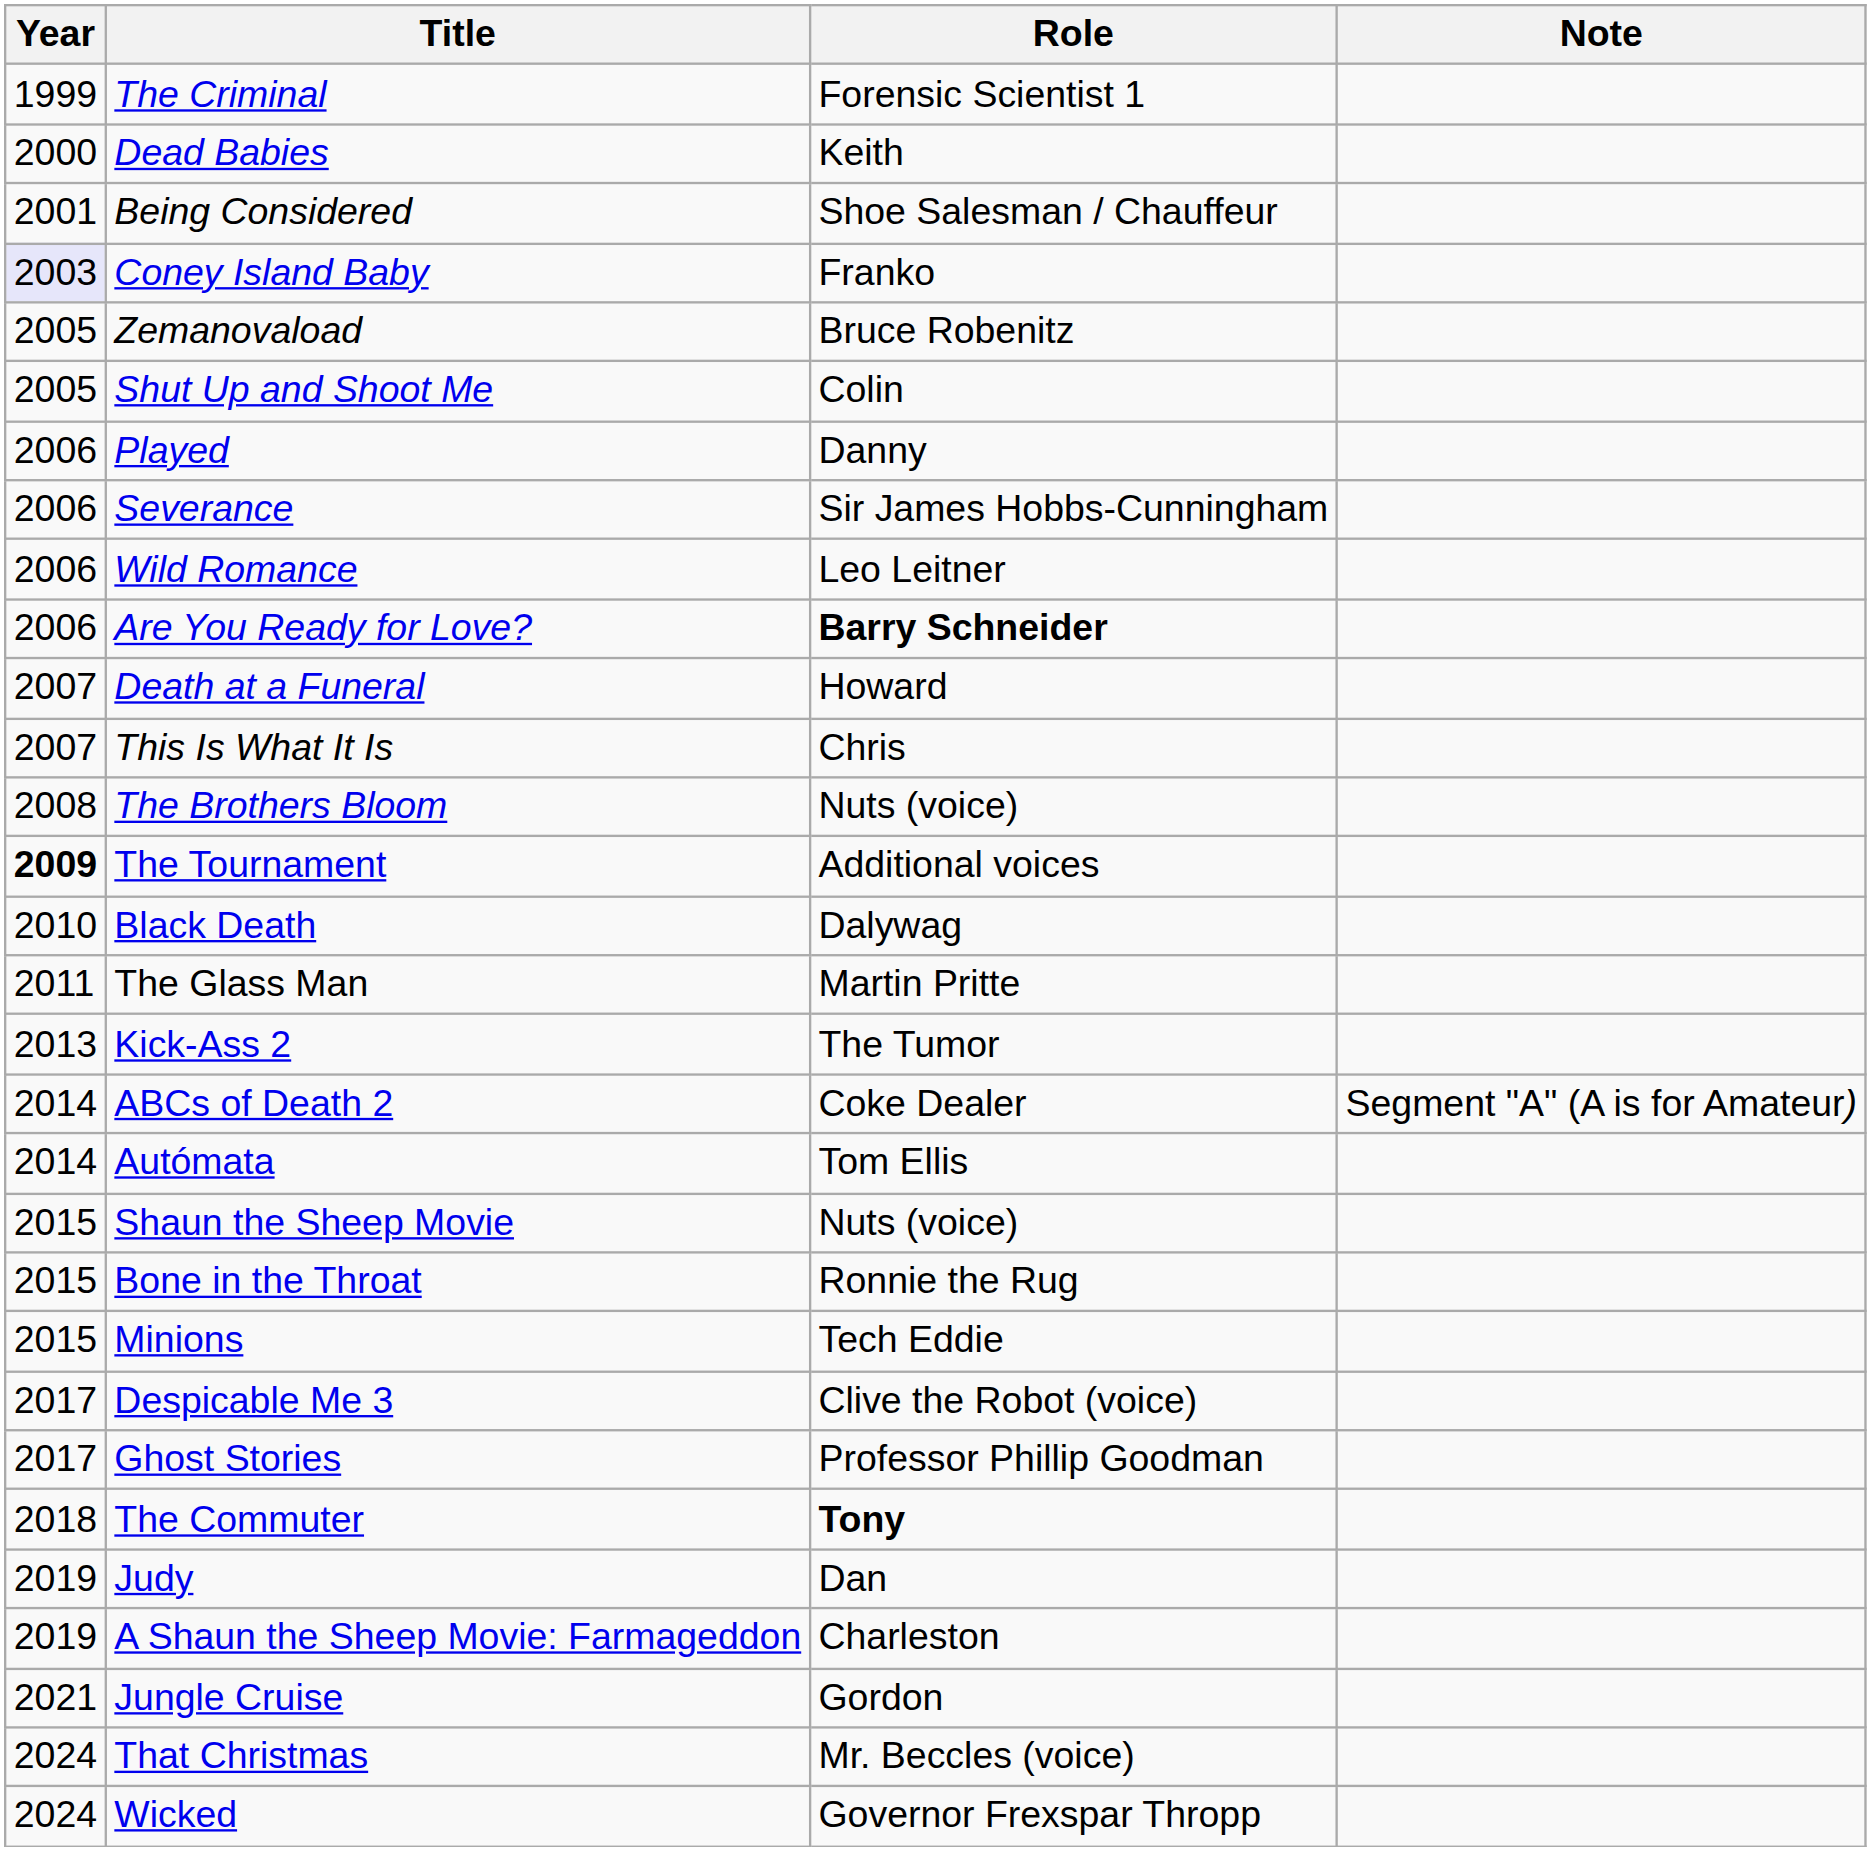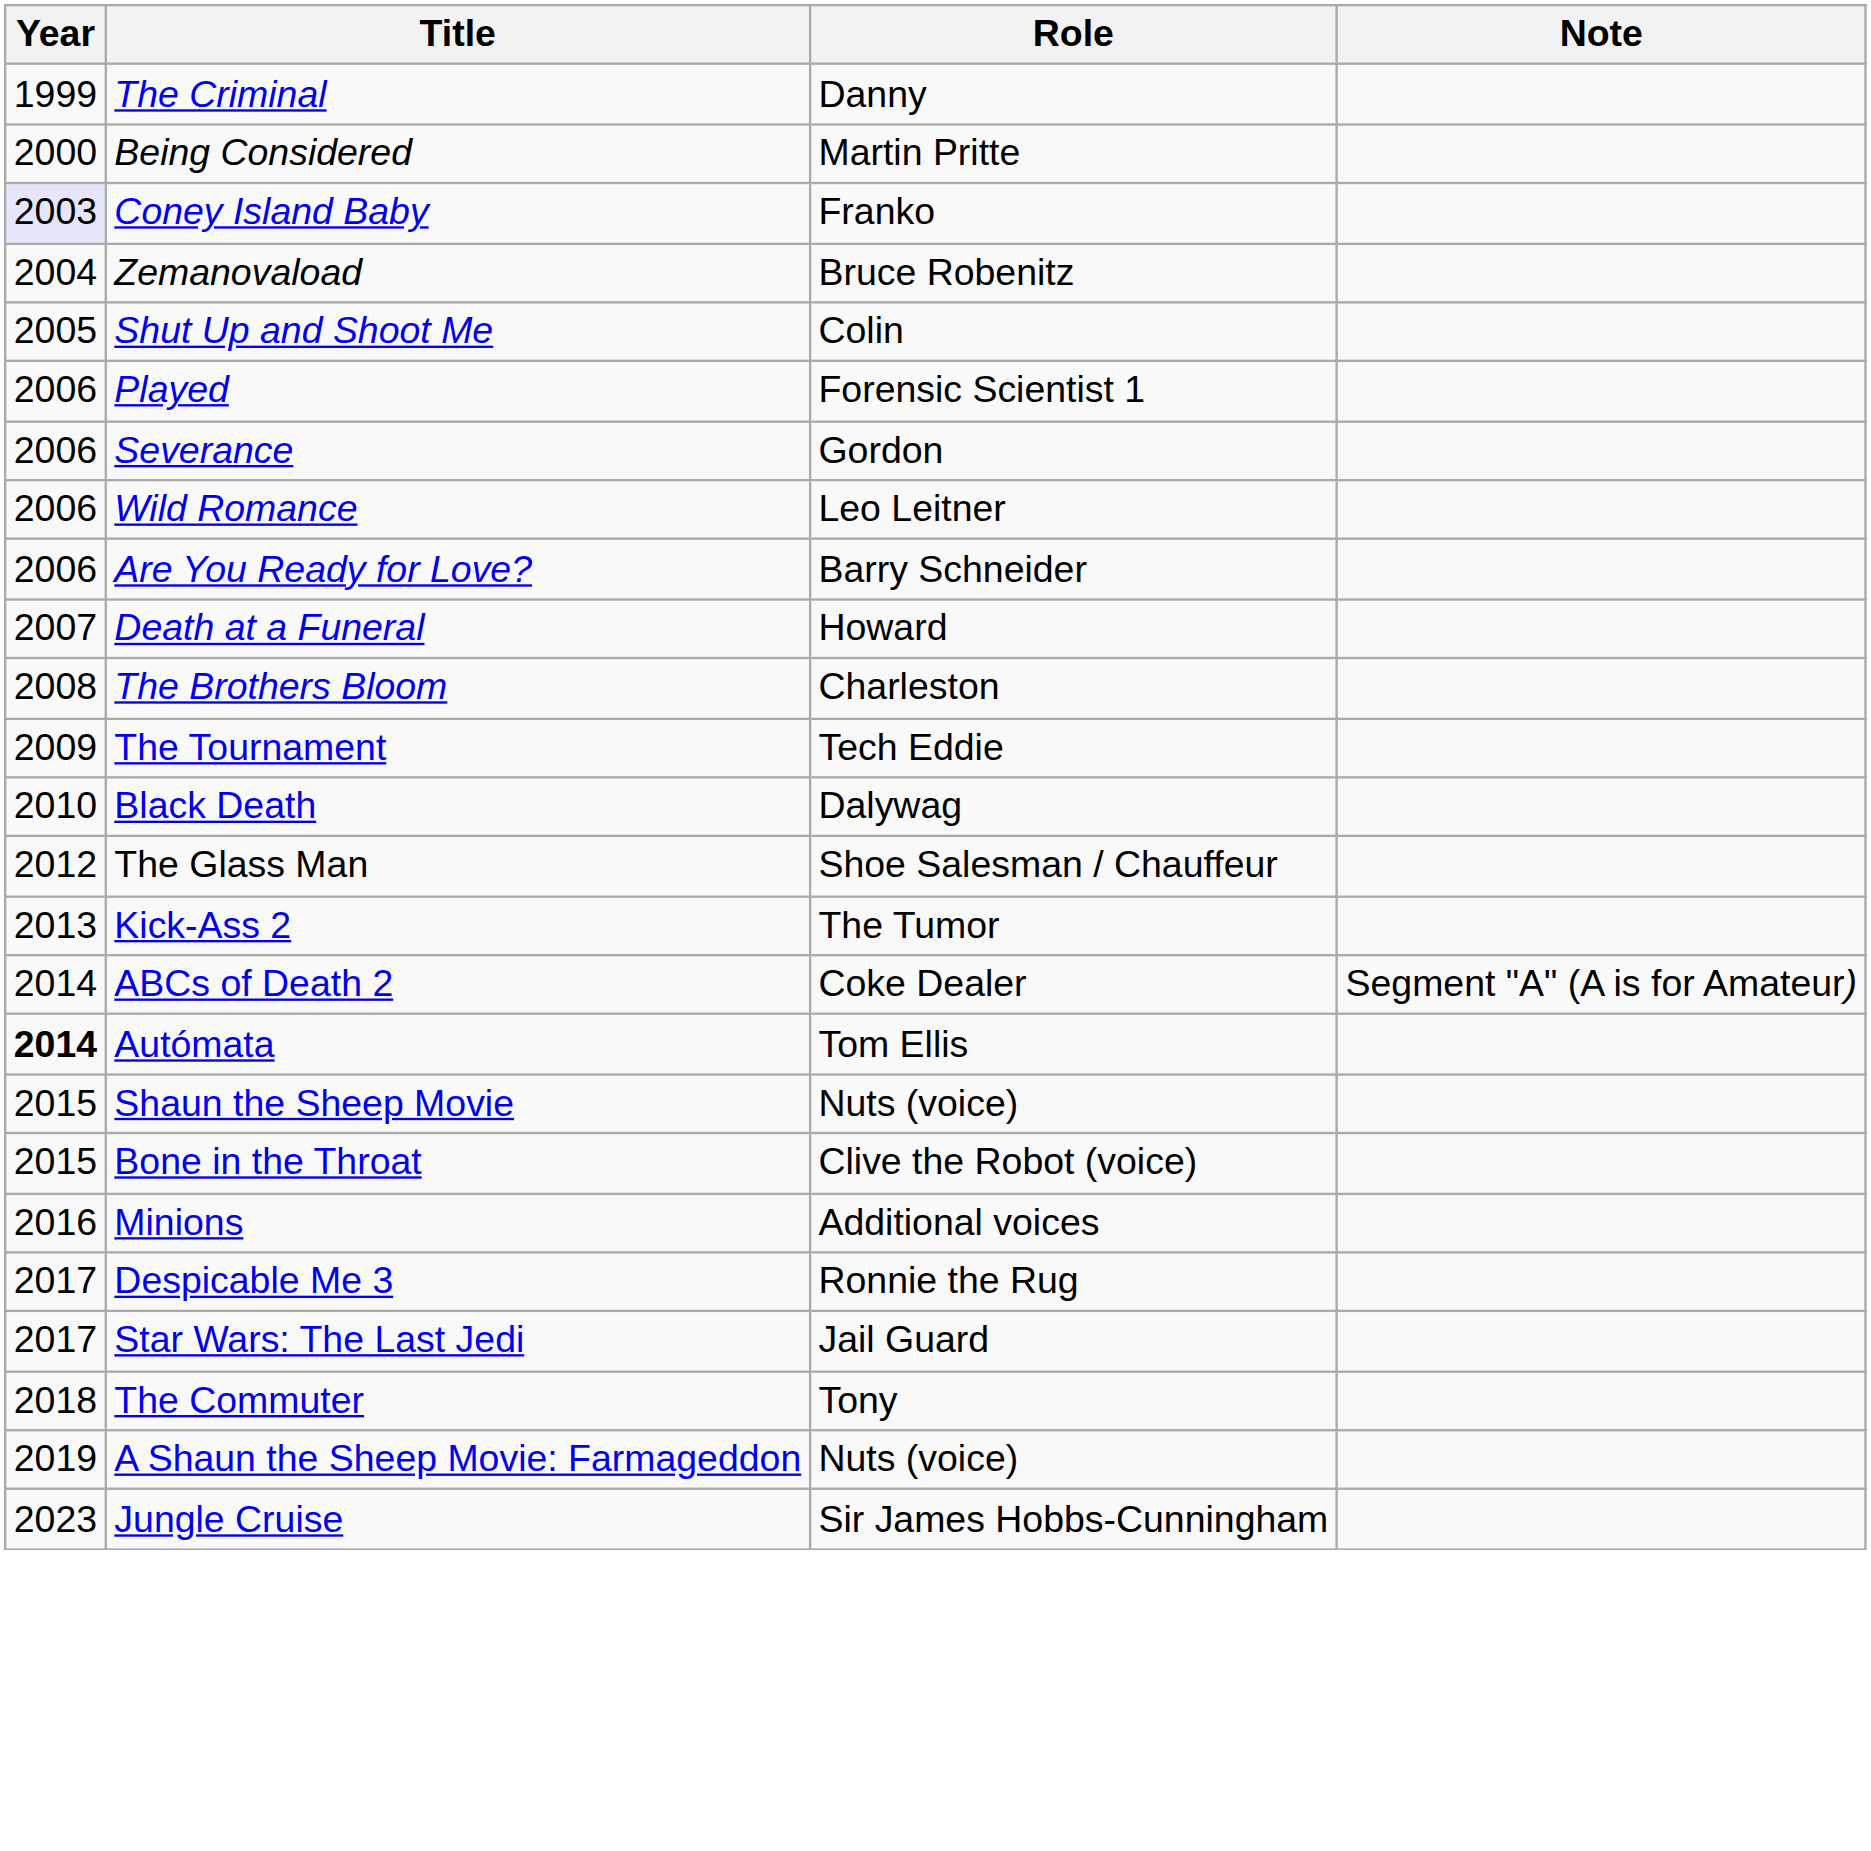(982, 93) Forensic Scientist 1 -> (873, 93) Danny
- row: (222, 152)
(55, 212) 2001 -> (55, 152) 2000
(1048, 212) Shoe Salesman / Chauffeur -> (919, 152) Martin Pritte
(55, 331) 2005 -> (55, 271) 2004
(873, 449) Danny -> (982, 390) Forensic Scientist 1
(1073, 509) Sir James Hobbs-Cunningham -> (881, 449) Gordon
(963, 627) bold -> (953, 568) normal
- row: (254, 746)
(918, 806) Nuts (voice) -> (909, 687) Charleston
(55, 865) bold -> (55, 746) normal
(959, 865) Additional voices -> (911, 746) Tech Eddie
(54, 984) 2011 -> (55, 865) 2012
(919, 984) Martin Pritte -> (1048, 865) Shoe Salesman / Chauffeur
(55, 1162) normal -> (55, 1043) bold
(949, 1281) Ronnie the Rug -> (1008, 1162) Clive the Robot (voice)
(55, 1340) 2015 -> (55, 1221) 2016
(911, 1340) Tech Eddie -> (959, 1221) Additional voices
(1008, 1399) Clive the Robot (voice) -> (949, 1281) Ronnie the Rug
- row: (228, 1459)
+ row: (319, 1340)
(862, 1518) bold -> (858, 1399) normal
- row: (154, 1578)
(909, 1637) Charleston -> (918, 1459) Nuts (voice)
(55, 1696) 2021 -> (55, 1518) 2023
(881, 1696) Gordon -> (1073, 1518) Sir James Hobbs-Cunningham
- row: (241, 1756)
- row: (176, 1815)
